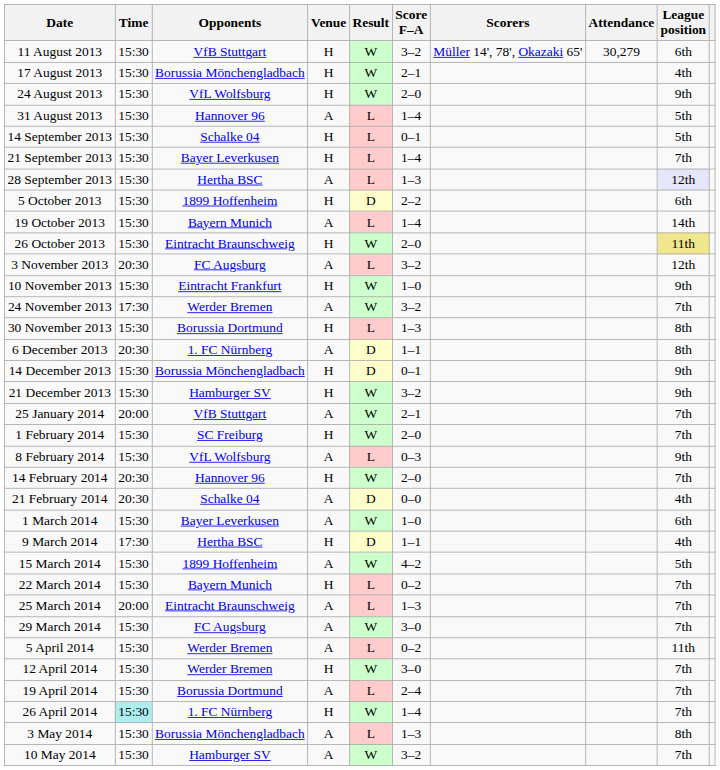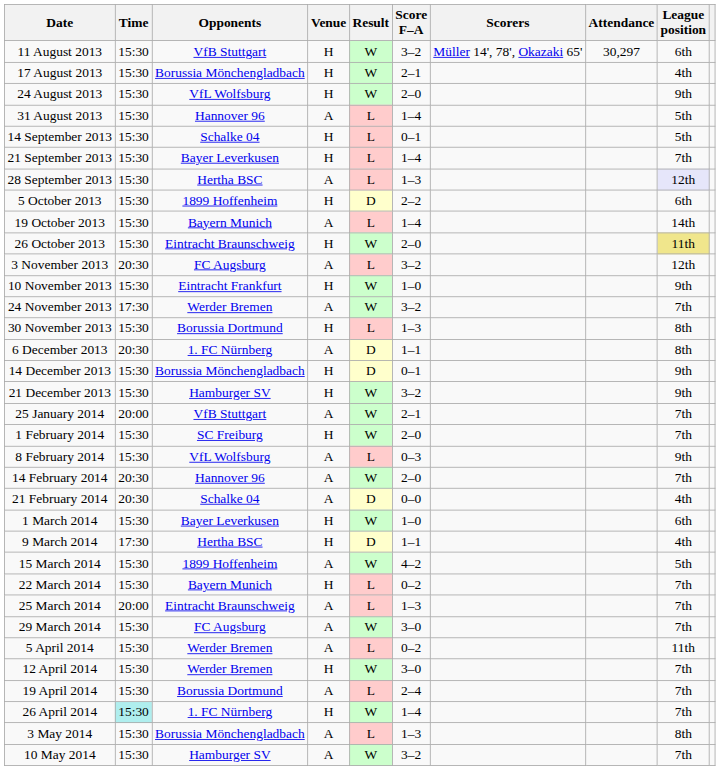(621, 51) 30,279 -> (621, 51) 30,297
(329, 477) H -> (329, 477) A
(329, 520) A -> (329, 520) H
